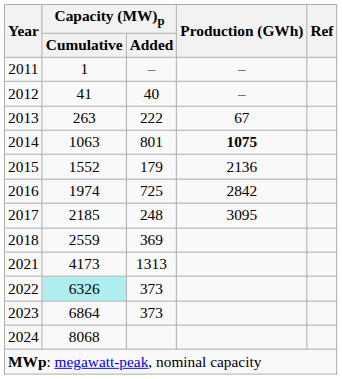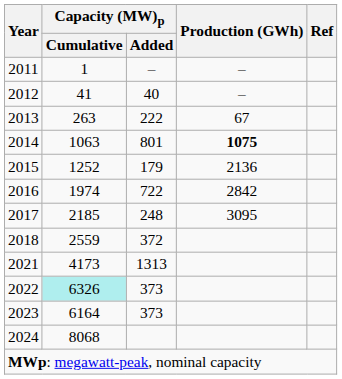(84, 166) 1552 -> (84, 166) 1252
(151, 191) 725 -> (151, 191) 722
(151, 239) 369 -> (151, 239) 372
(84, 313) 6864 -> (84, 313) 6164
